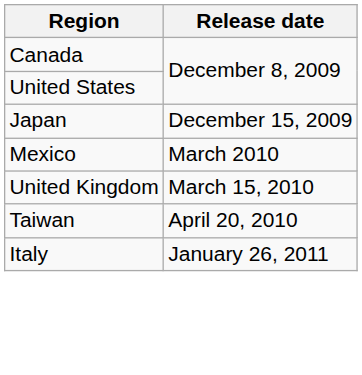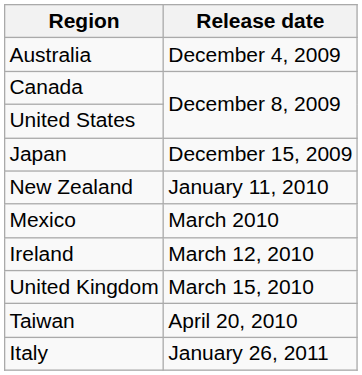+ row: (50, 54)
+ row: (71, 187)
+ row: (42, 253)
